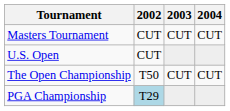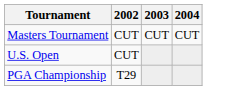- row: (69, 75)
(149, 96) lightblue background -> (126, 75) no background
